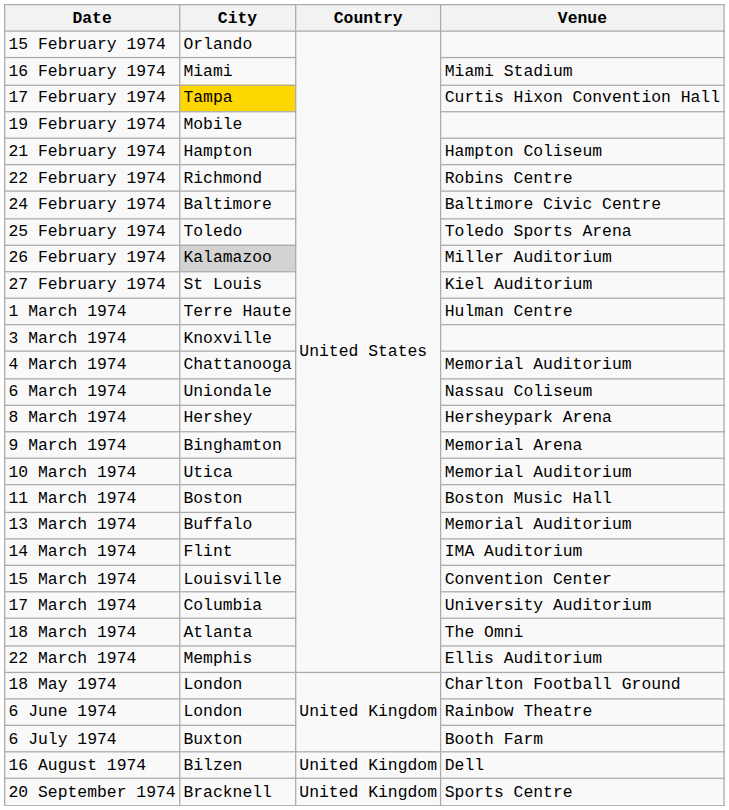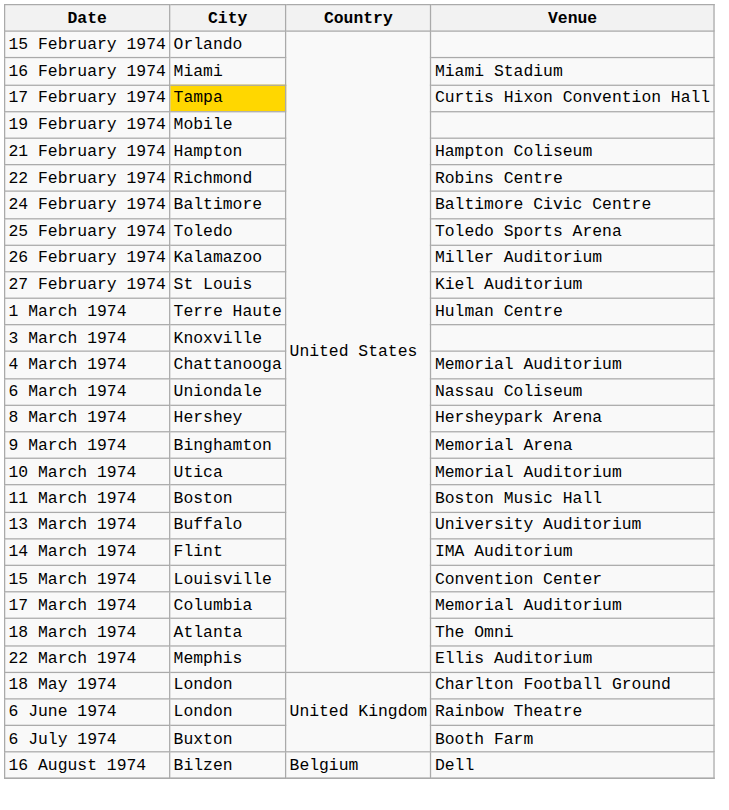(228, 258) lightgrey background -> (218, 258) no background
(538, 525) Memorial Auditorium -> (538, 525) University Auditorium
(548, 605) University Auditorium -> (528, 605) Memorial Auditorium
(368, 765) United Kingdom -> (324, 765) Belgium
- row: (92, 792)
